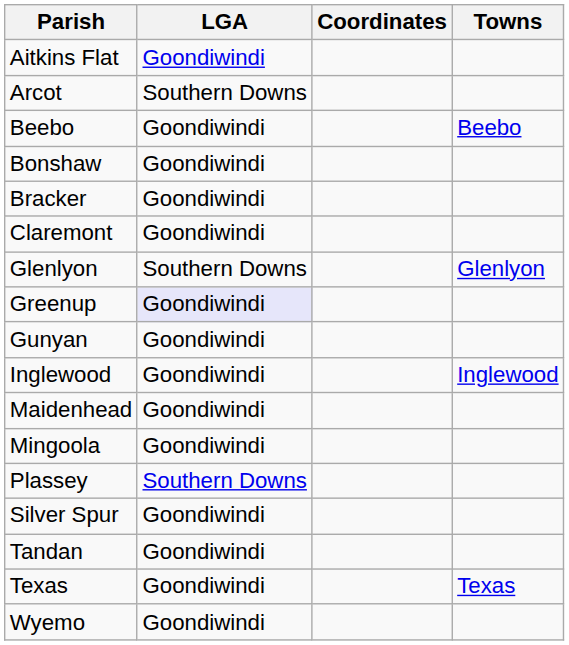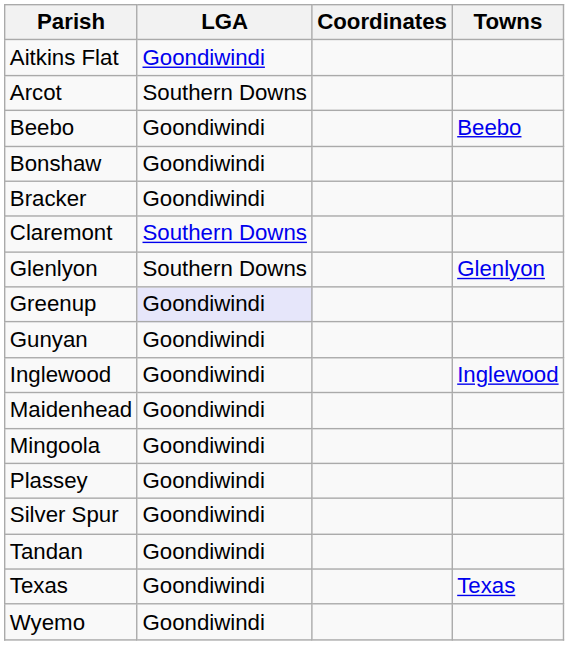(204, 233) Goondiwindi -> (225, 233) Southern Downs
(225, 480) Southern Downs -> (204, 480) Goondiwindi
